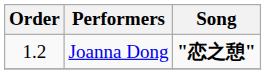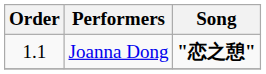(34, 51) 1.2 -> (34, 51) 1.1
